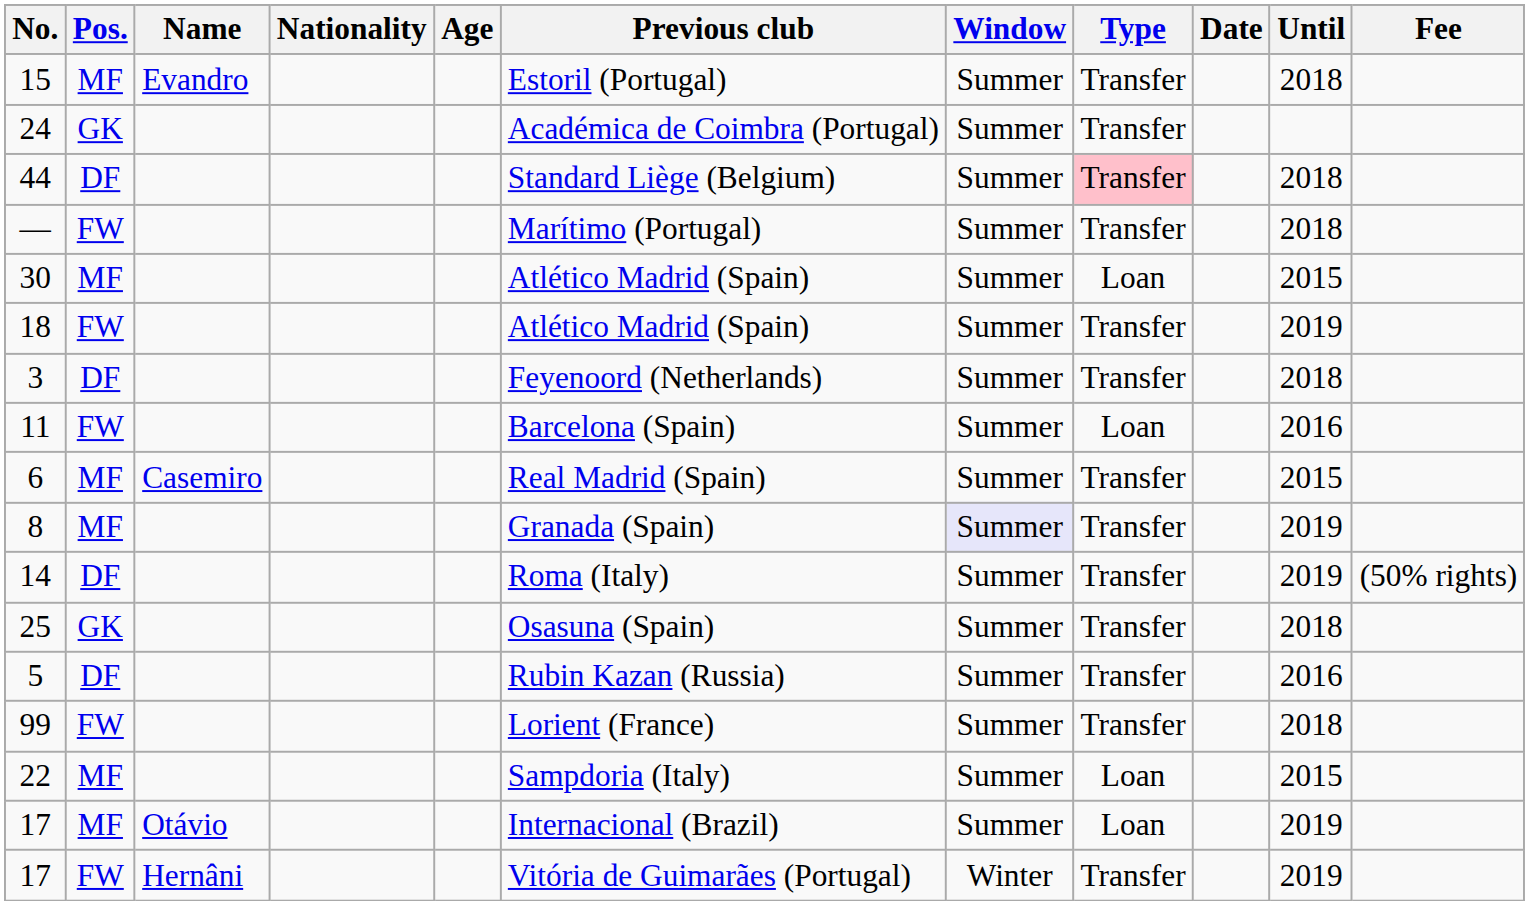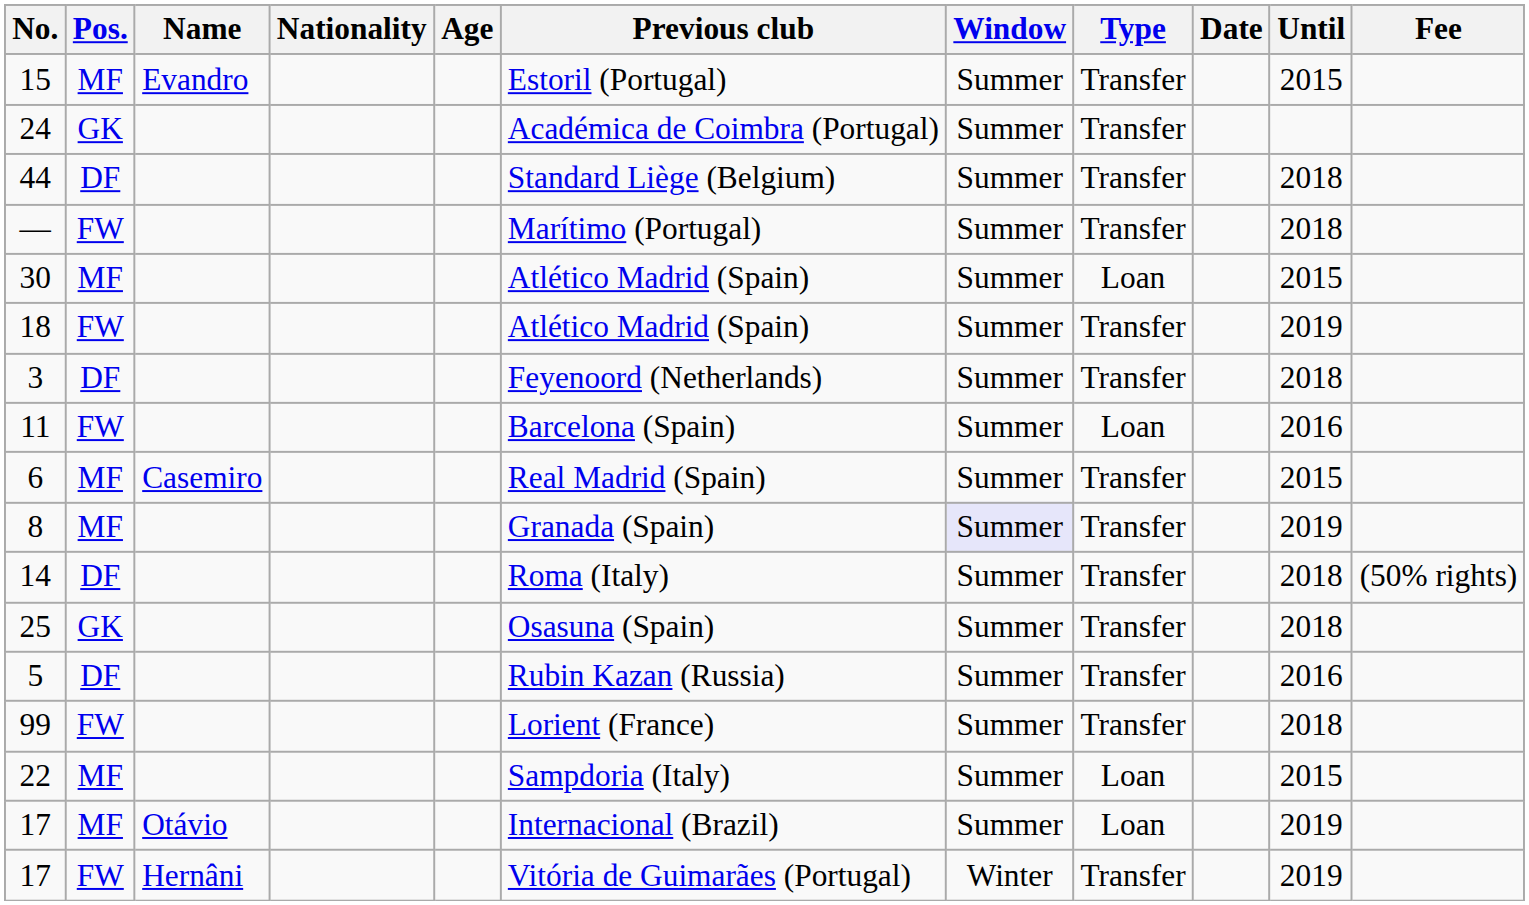(1311, 79) 2018 -> (1311, 79) 2015
(1133, 178) pink background -> (1133, 178) no background
(1311, 576) 2019 -> (1311, 576) 2018
